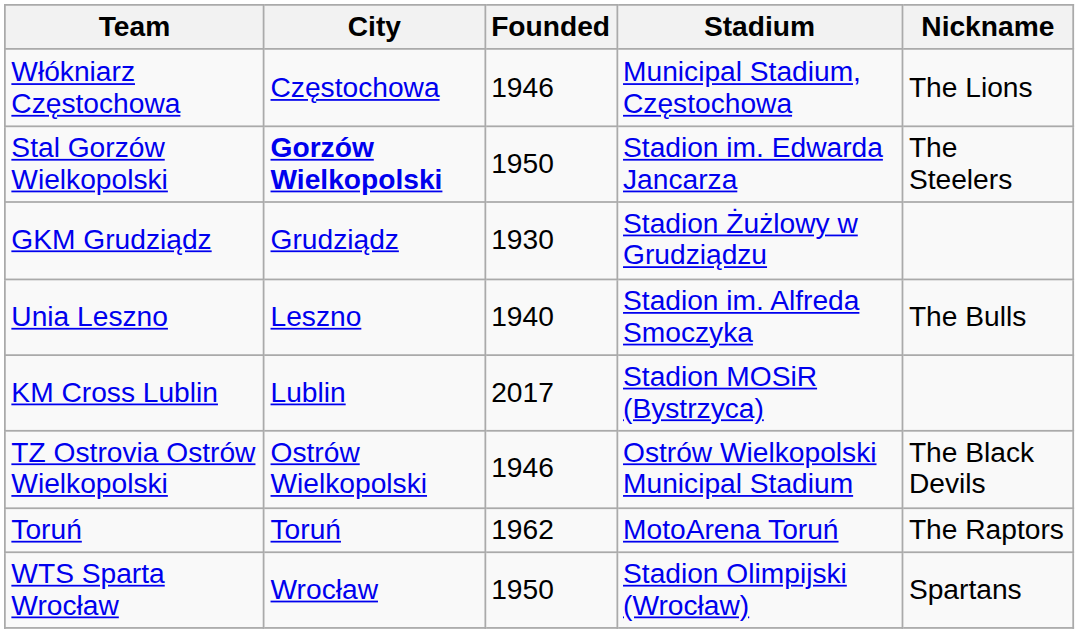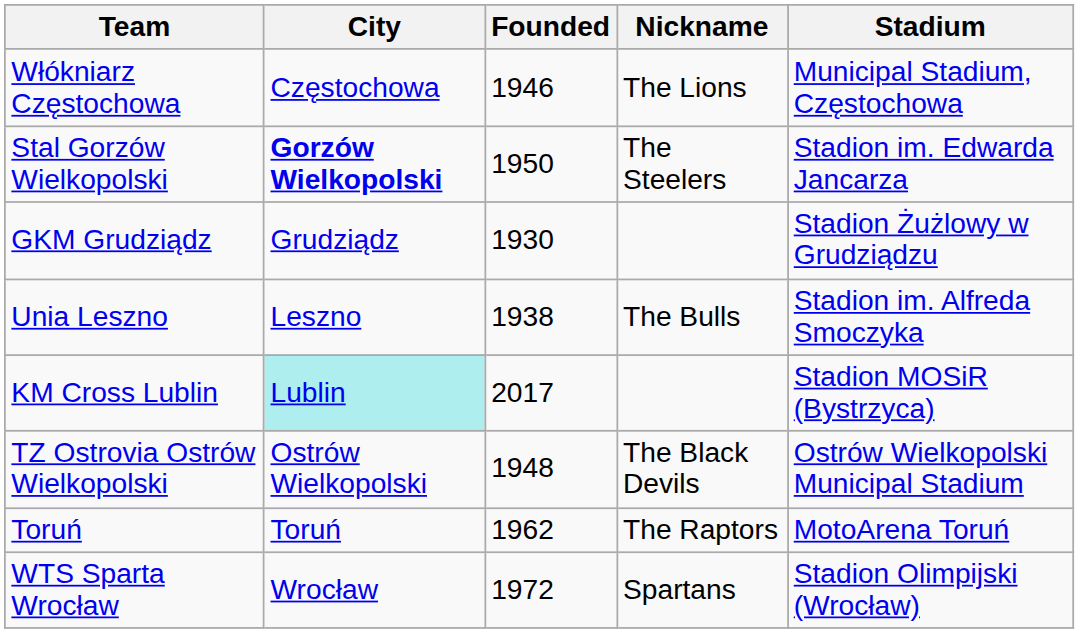columns swapped: (759, 26) <-> (988, 26)
(522, 316) 1940 -> (522, 316) 1938
(308, 392) no background -> (308, 392) paleturquoise background
(522, 469) 1946 -> (522, 469) 1948
(522, 590) 1950 -> (522, 590) 1972
